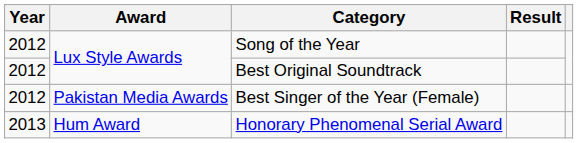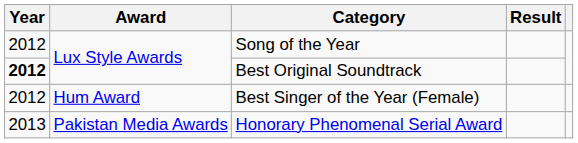(27, 71) normal -> (27, 71) bold
(141, 97) Pakistan Media Awards -> (97, 97) Hum Award
(97, 124) Hum Award -> (141, 124) Pakistan Media Awards
